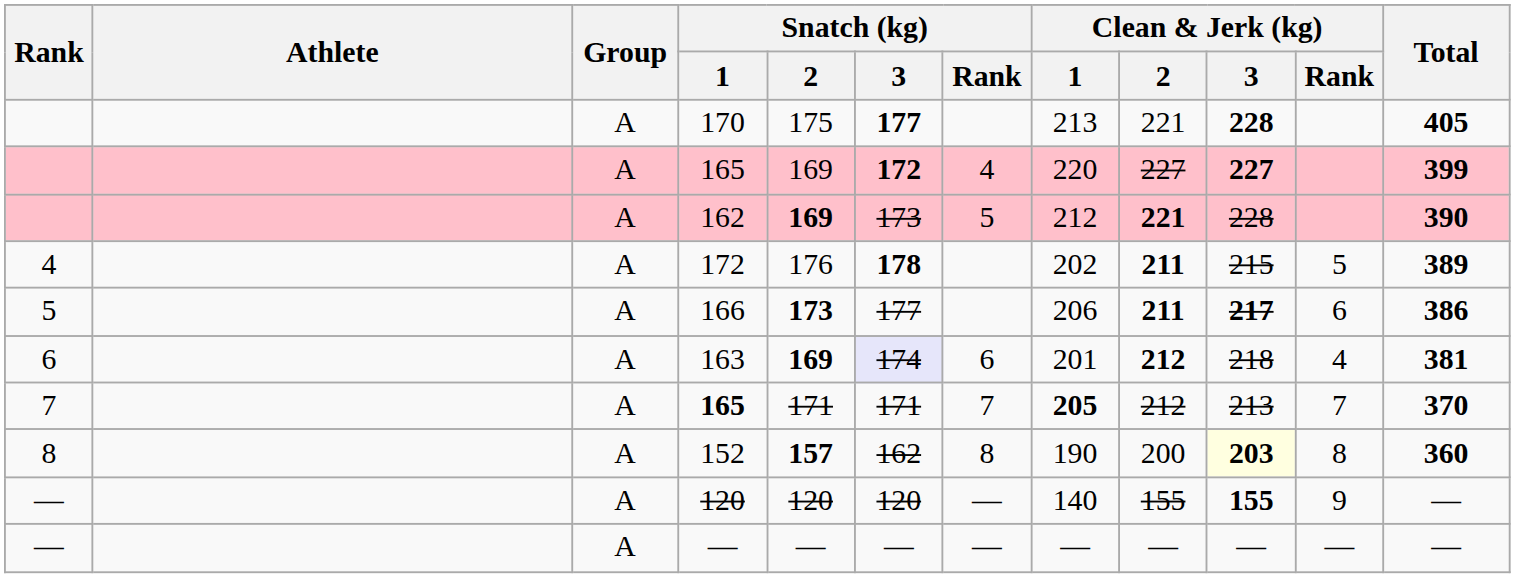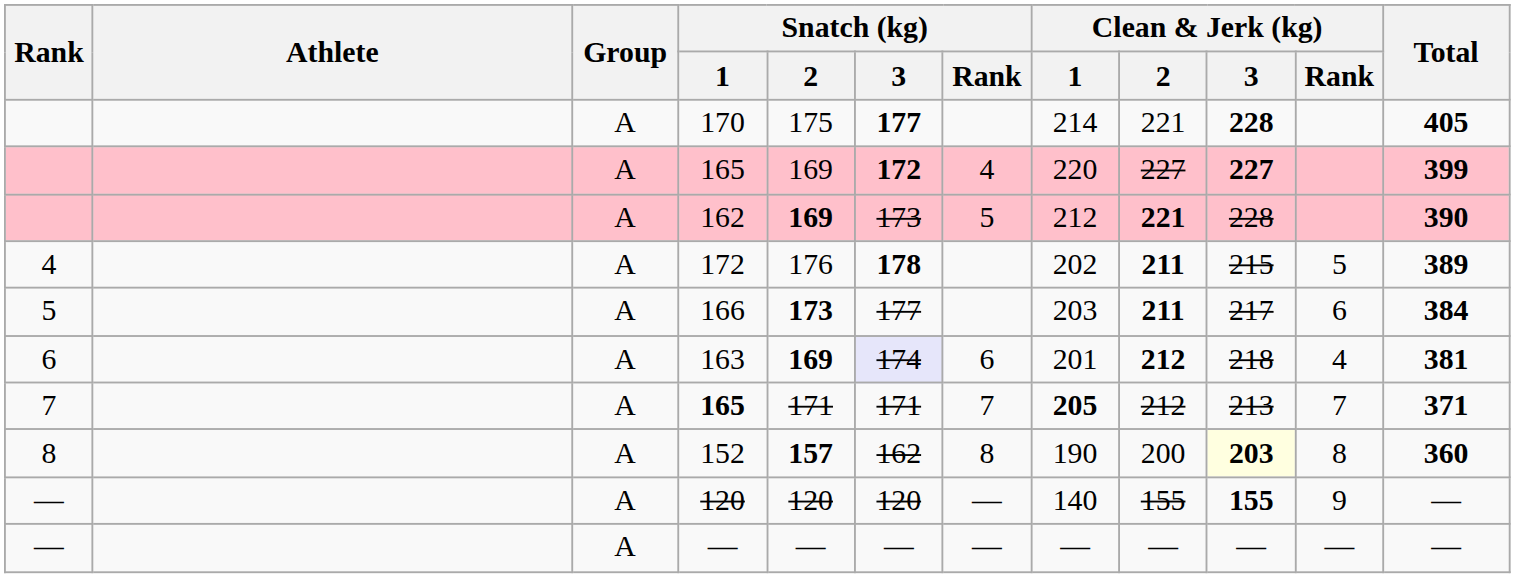(1075, 122) 213 -> (1075, 122) 214
(1075, 311) 206 -> (1075, 311) 203
(1251, 311) bold -> (1251, 311) normal
(1446, 311) 386 -> (1446, 311) 384
(1446, 405) 370 -> (1446, 405) 371
